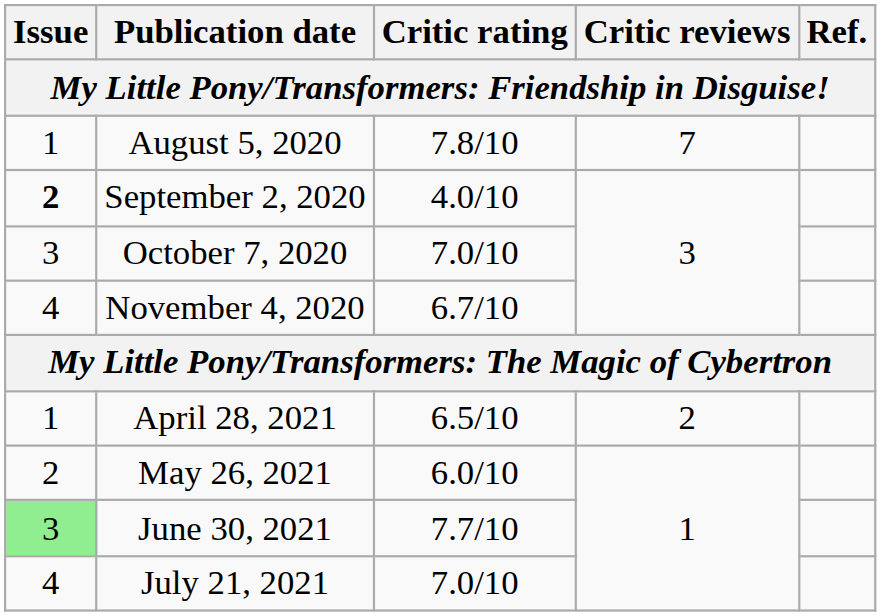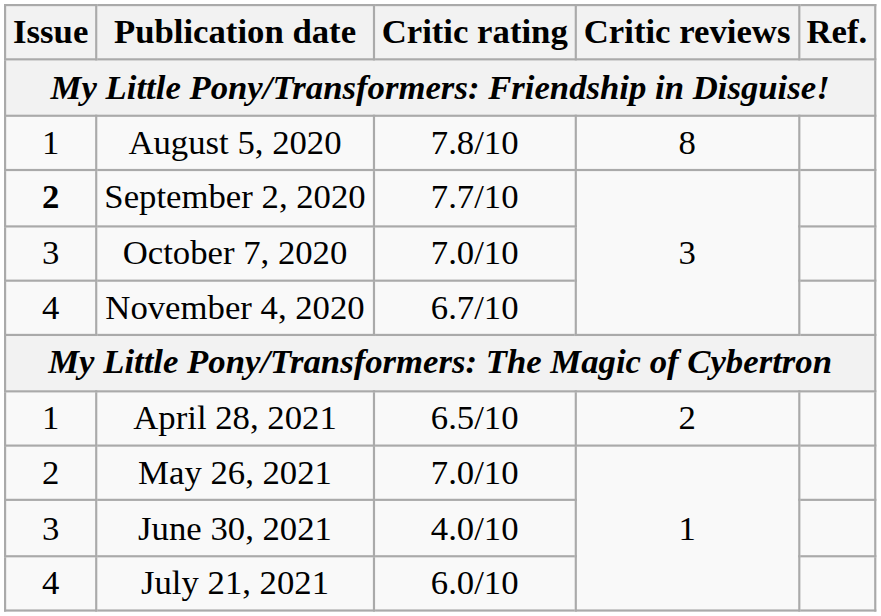(687, 142) 7 -> (687, 142) 8
(475, 197) 4.0/10 -> (475, 197) 7.7/10
(475, 472) 6.0/10 -> (475, 472) 7.0/10
(51, 527) lightgreen background -> (51, 527) no background
(475, 527) 7.7/10 -> (475, 527) 4.0/10
(475, 582) 7.0/10 -> (475, 582) 6.0/10
